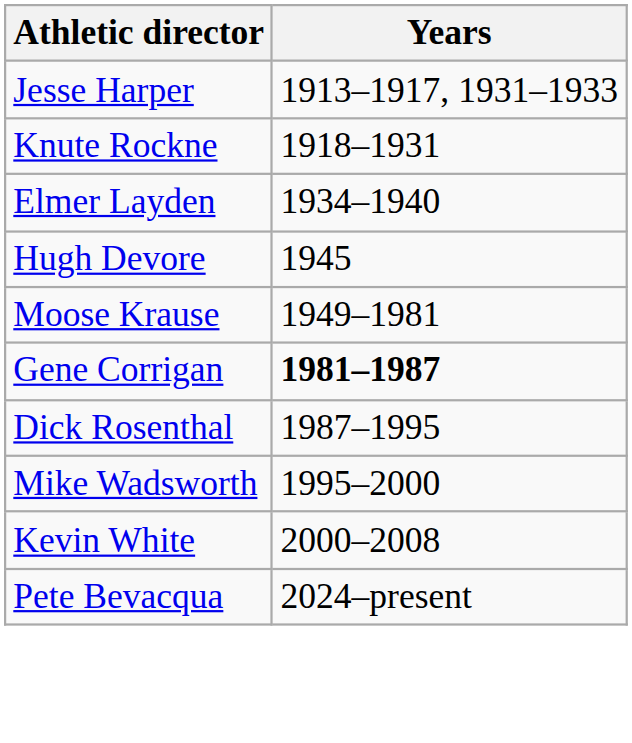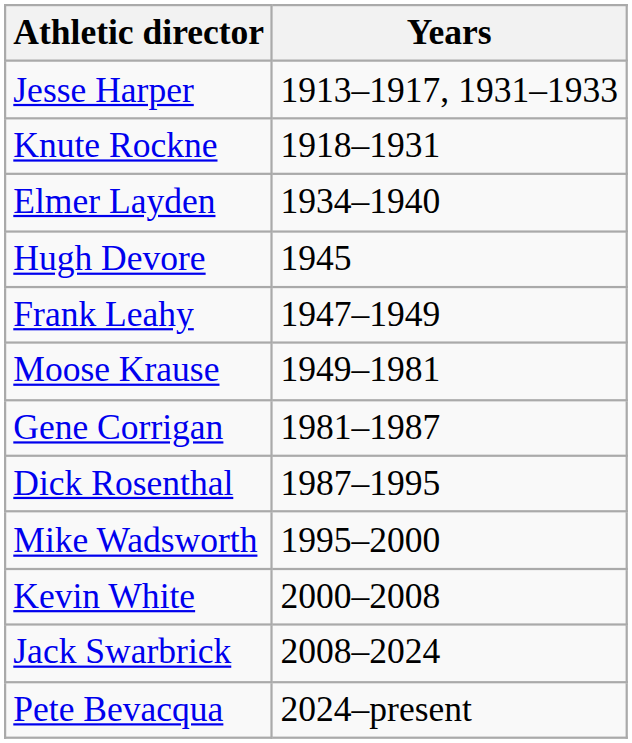+ row: (104, 314)
(360, 370) bold -> (360, 426) normal
+ row: (122, 652)
